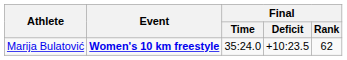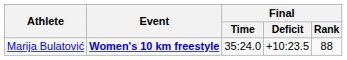(327, 47) 62 -> (327, 47) 88
